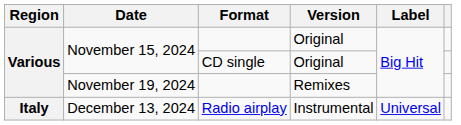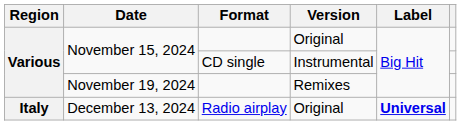(319, 62) Original -> (333, 62) Instrumental
(333, 108) Instrumental -> (319, 108) Original
(411, 108) normal -> (413, 108) bold
